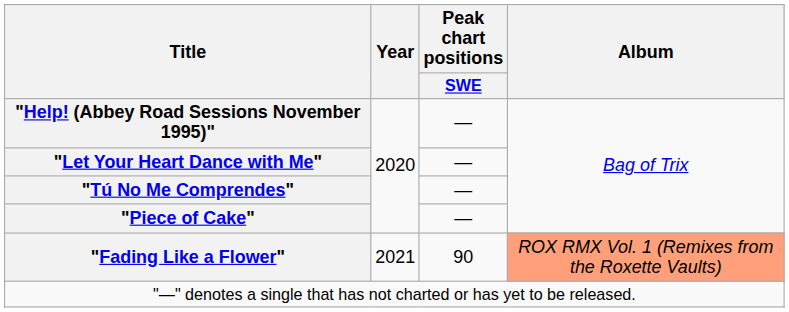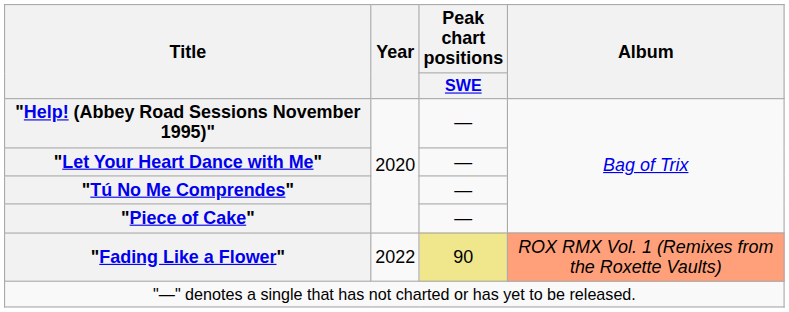(395, 256) 2021 -> (395, 256) 2022
(463, 256) no background -> (463, 256) khaki background
